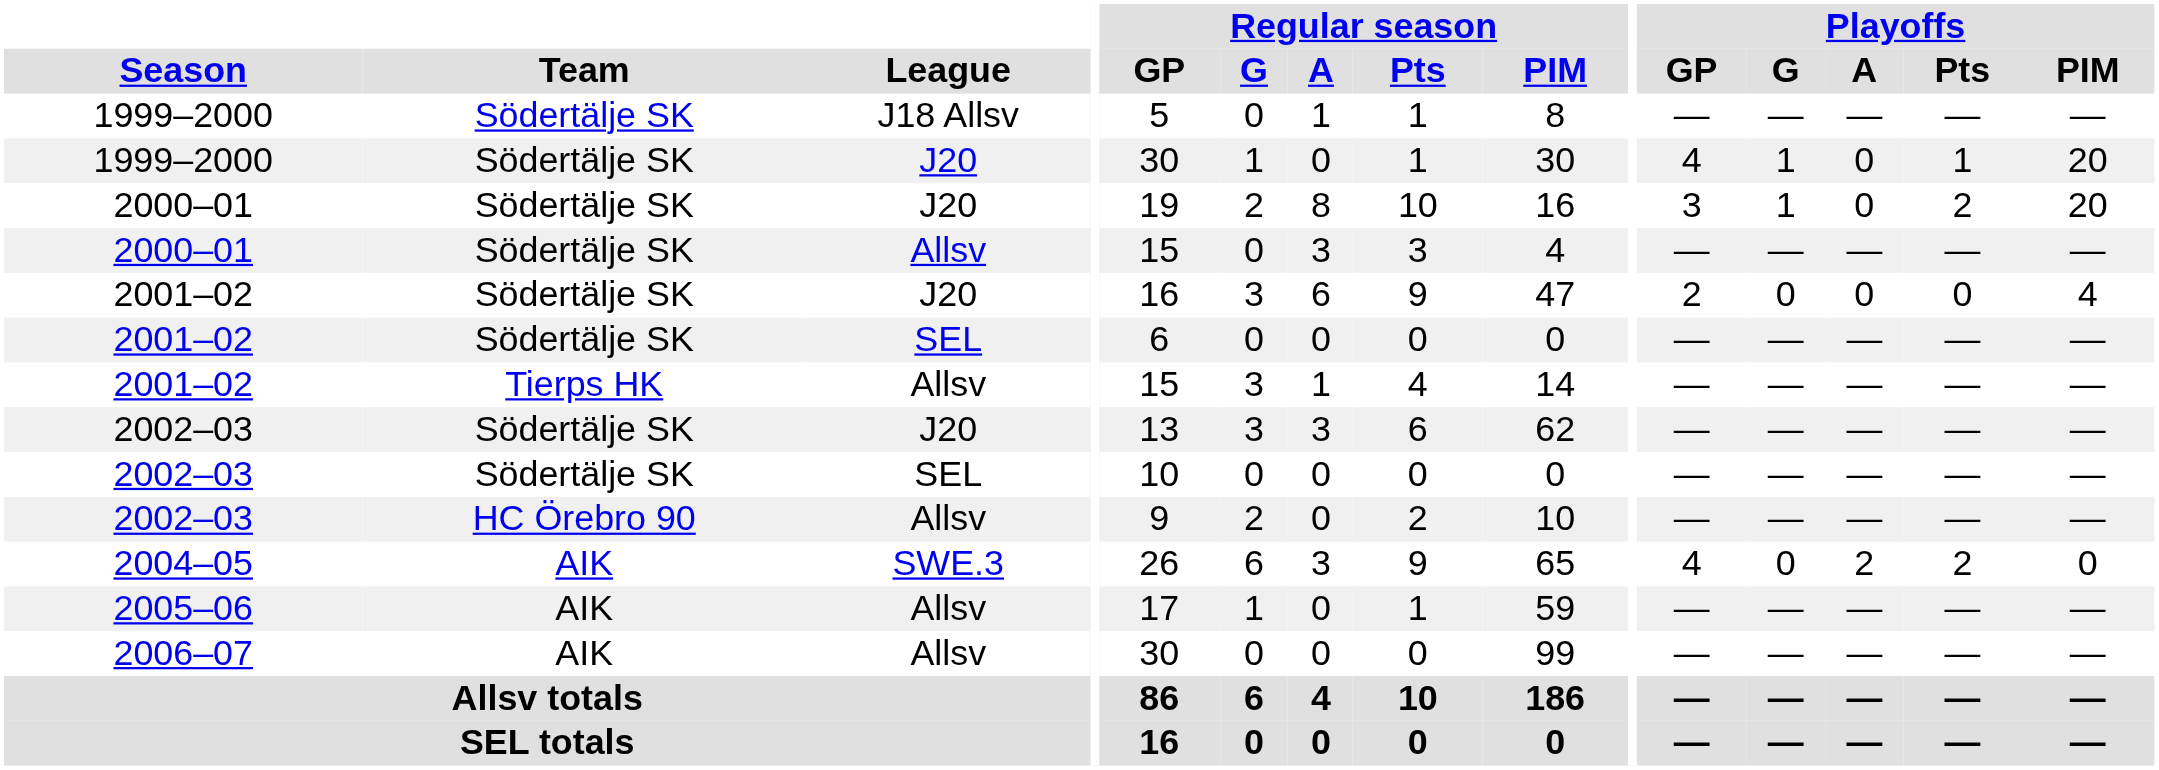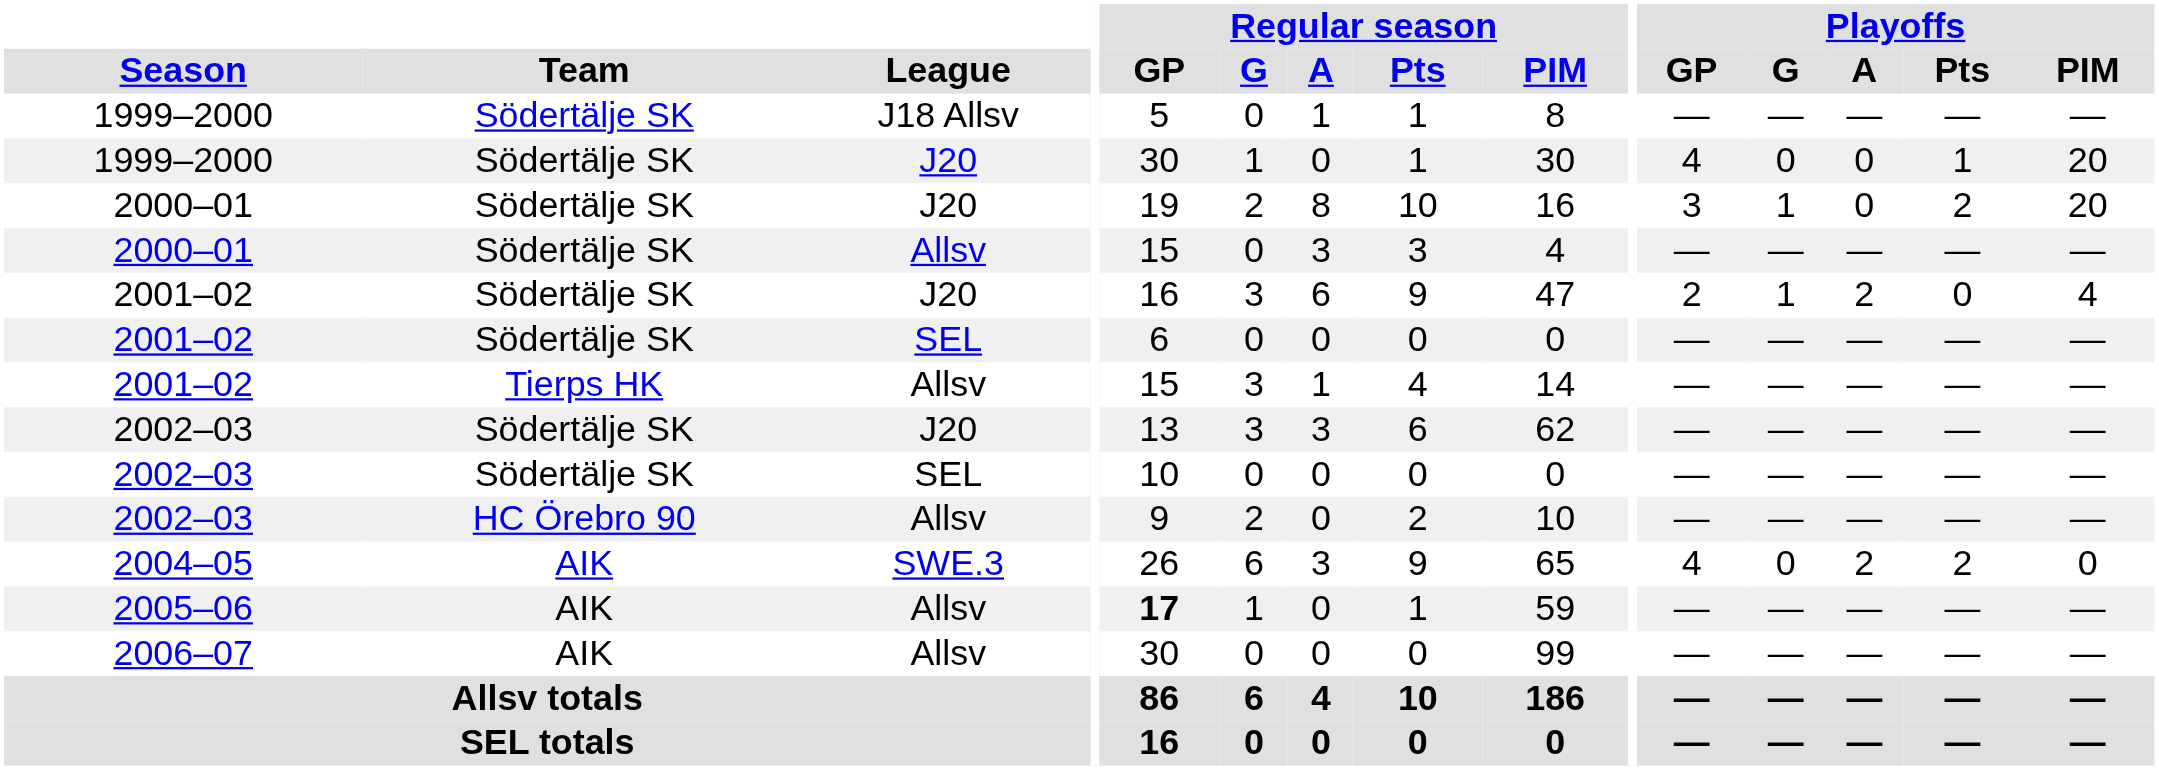(1786, 160) 1 -> (1786, 160) 0
(1786, 294) 0 -> (1786, 294) 1
(1864, 294) 0 -> (1864, 294) 2
(1159, 608) normal -> (1159, 608) bold
